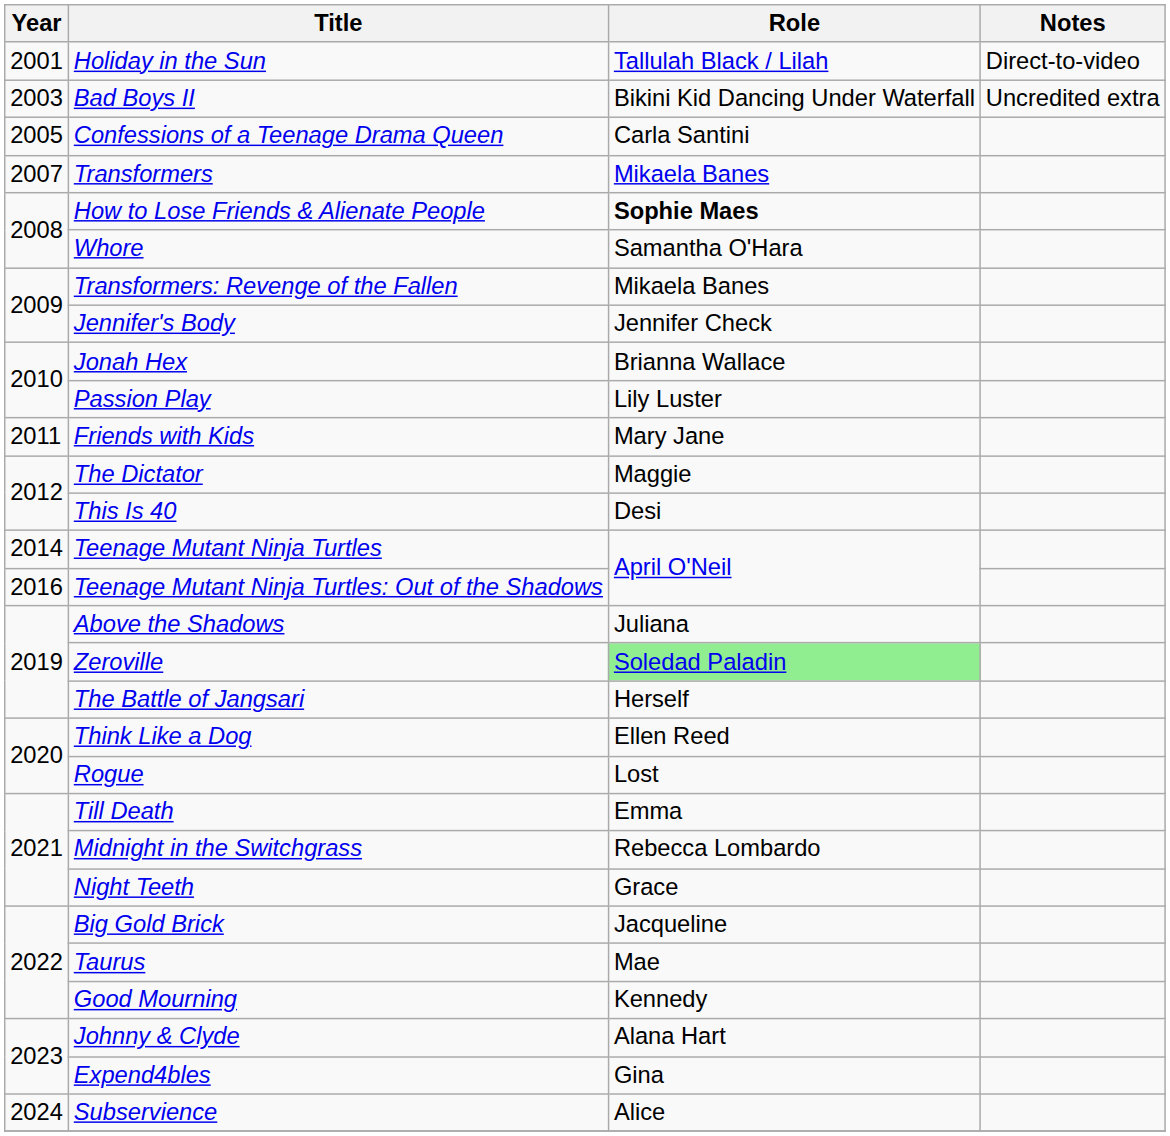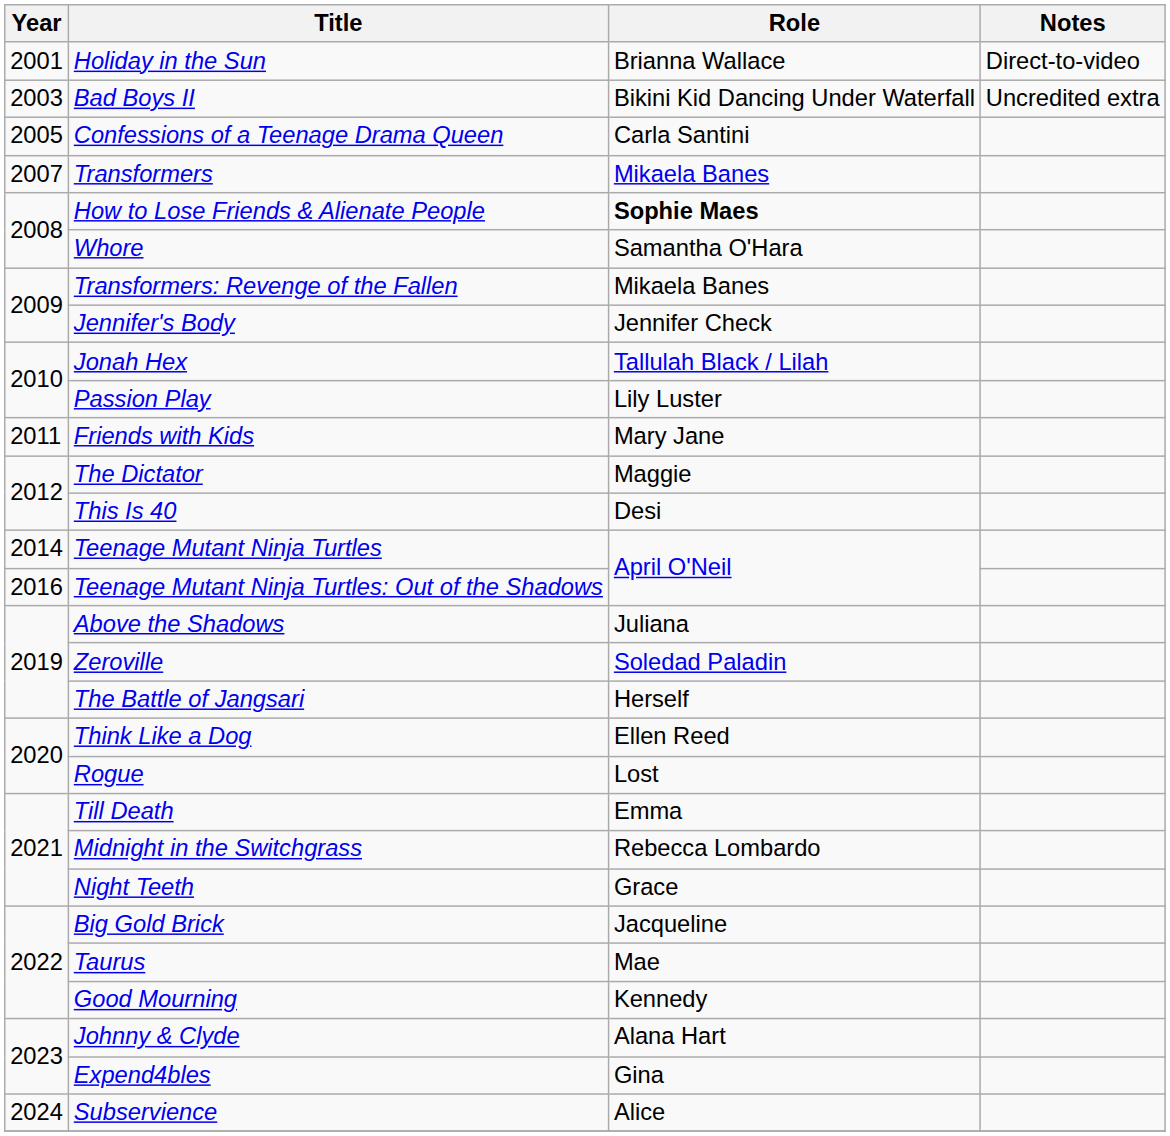(721, 60) Tallulah Black / Lilah -> (700, 60) Brianna Wallace
(700, 361) Brianna Wallace -> (721, 361) Tallulah Black / Lilah
(700, 661) lightgreen background -> (700, 661) no background
